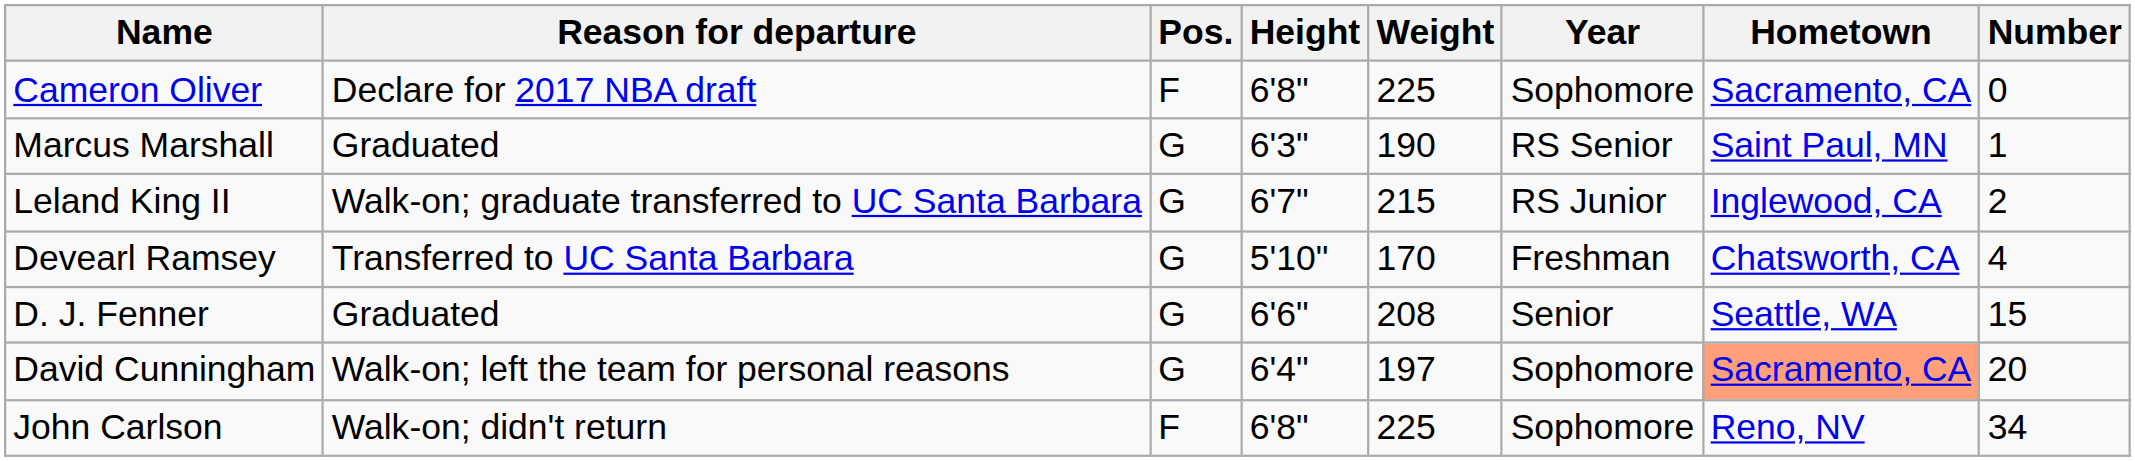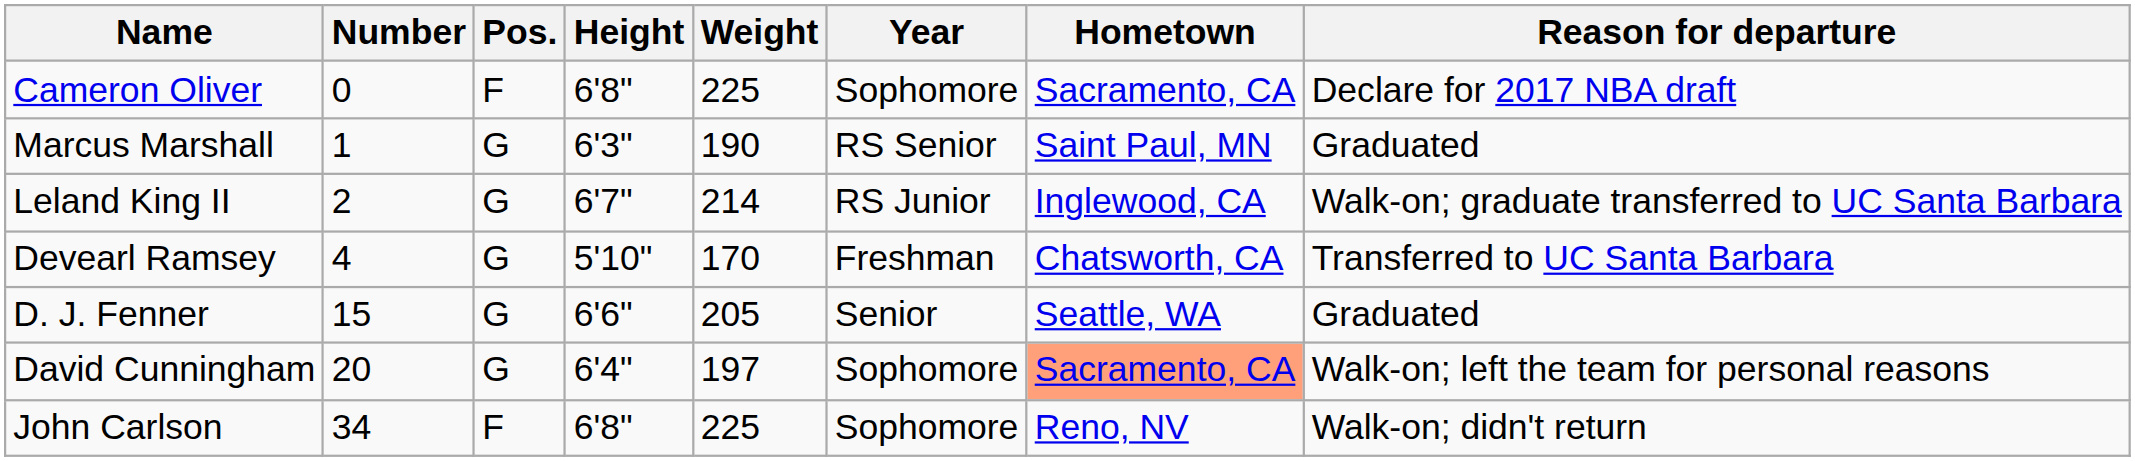columns swapped: (2055, 32) <-> (737, 32)
(1406, 201) 215 -> (730, 201) 214
(1406, 314) 208 -> (730, 314) 205
